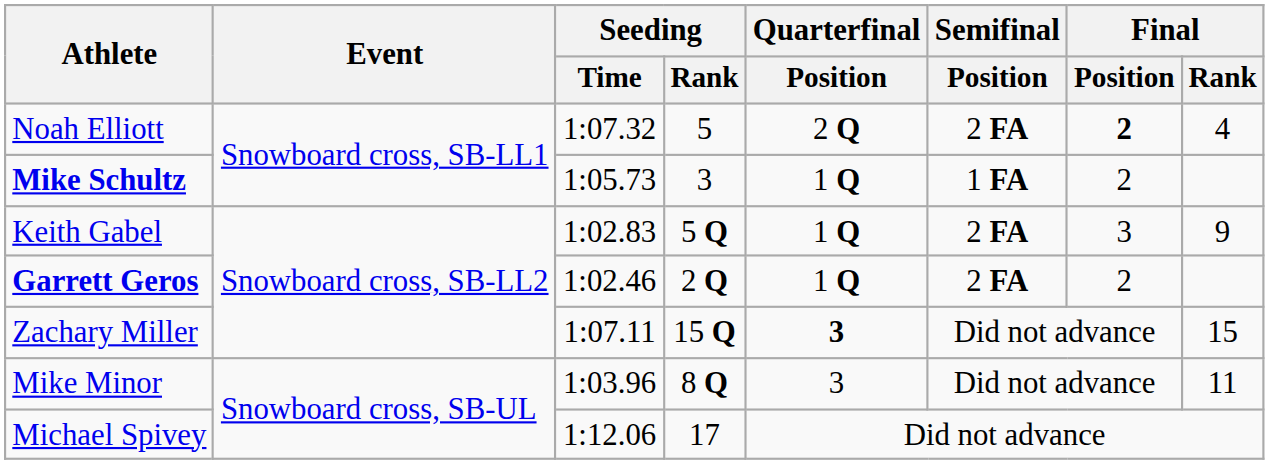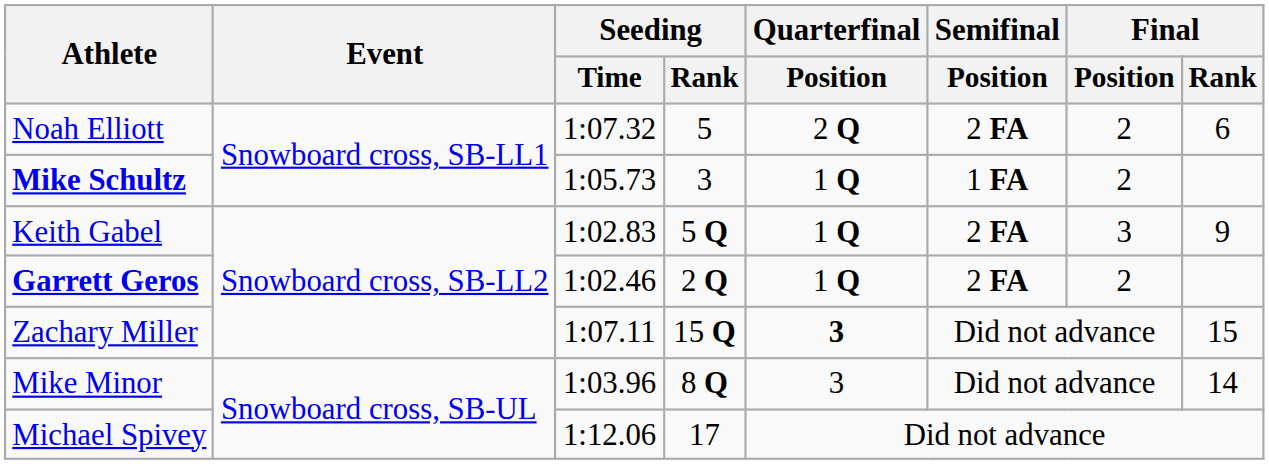(1124, 129) bold -> (1124, 129) normal
(1223, 129) 4 -> (1223, 129) 6
(1223, 383) 11 -> (1223, 383) 14
